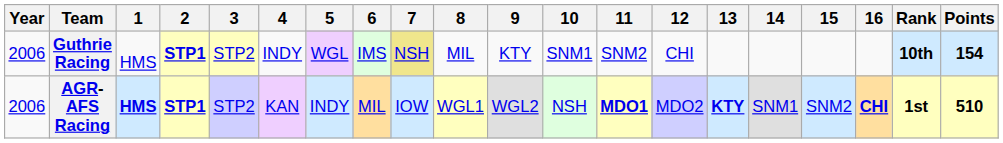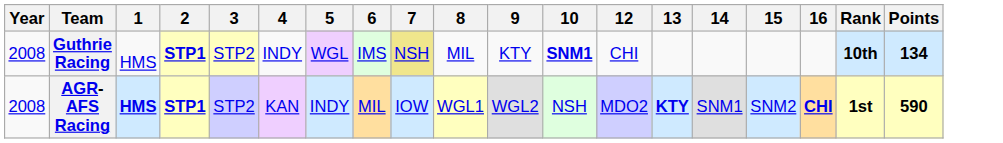- column: (624, 18)
(27, 53) 2006 -> (27, 53) 2008
(569, 53) normal -> (569, 53) bold
(969, 53) 154 -> (914, 53) 134
(27, 107) 2006 -> (27, 107) 2008
(969, 107) 510 -> (914, 107) 590
